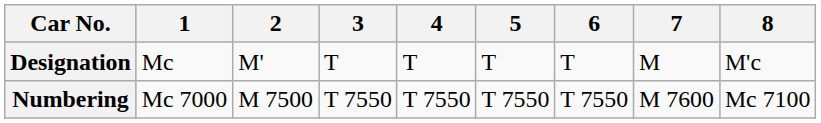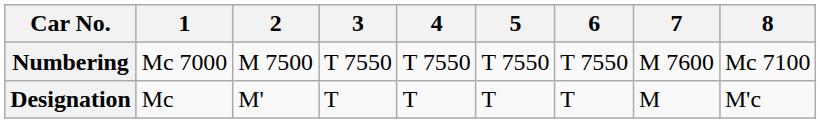rows swapped: (71, 61) <-> (71, 99)
